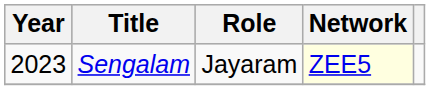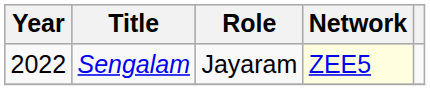(38, 63) 2023 -> (38, 63) 2022
